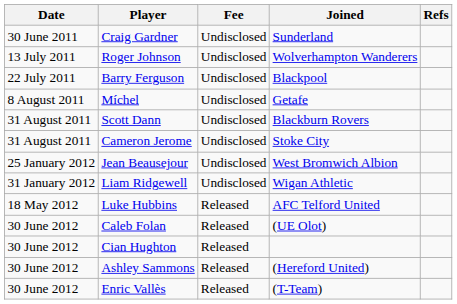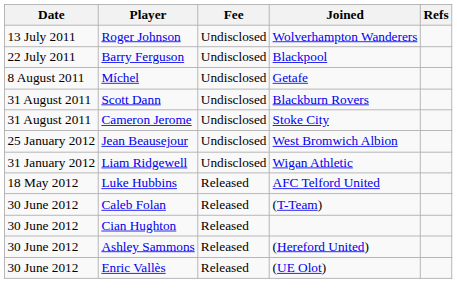- row: (140, 36)
(299, 225) (UE Olot) -> (297, 204) (T-Team)
(297, 288) (T-Team) -> (299, 267) (UE Olot)
